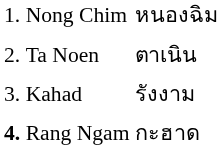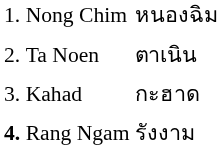(165, 93) รังงาม -> (167, 93) กะฮาด
(167, 132) กะฮาด -> (165, 132) รังงาม
